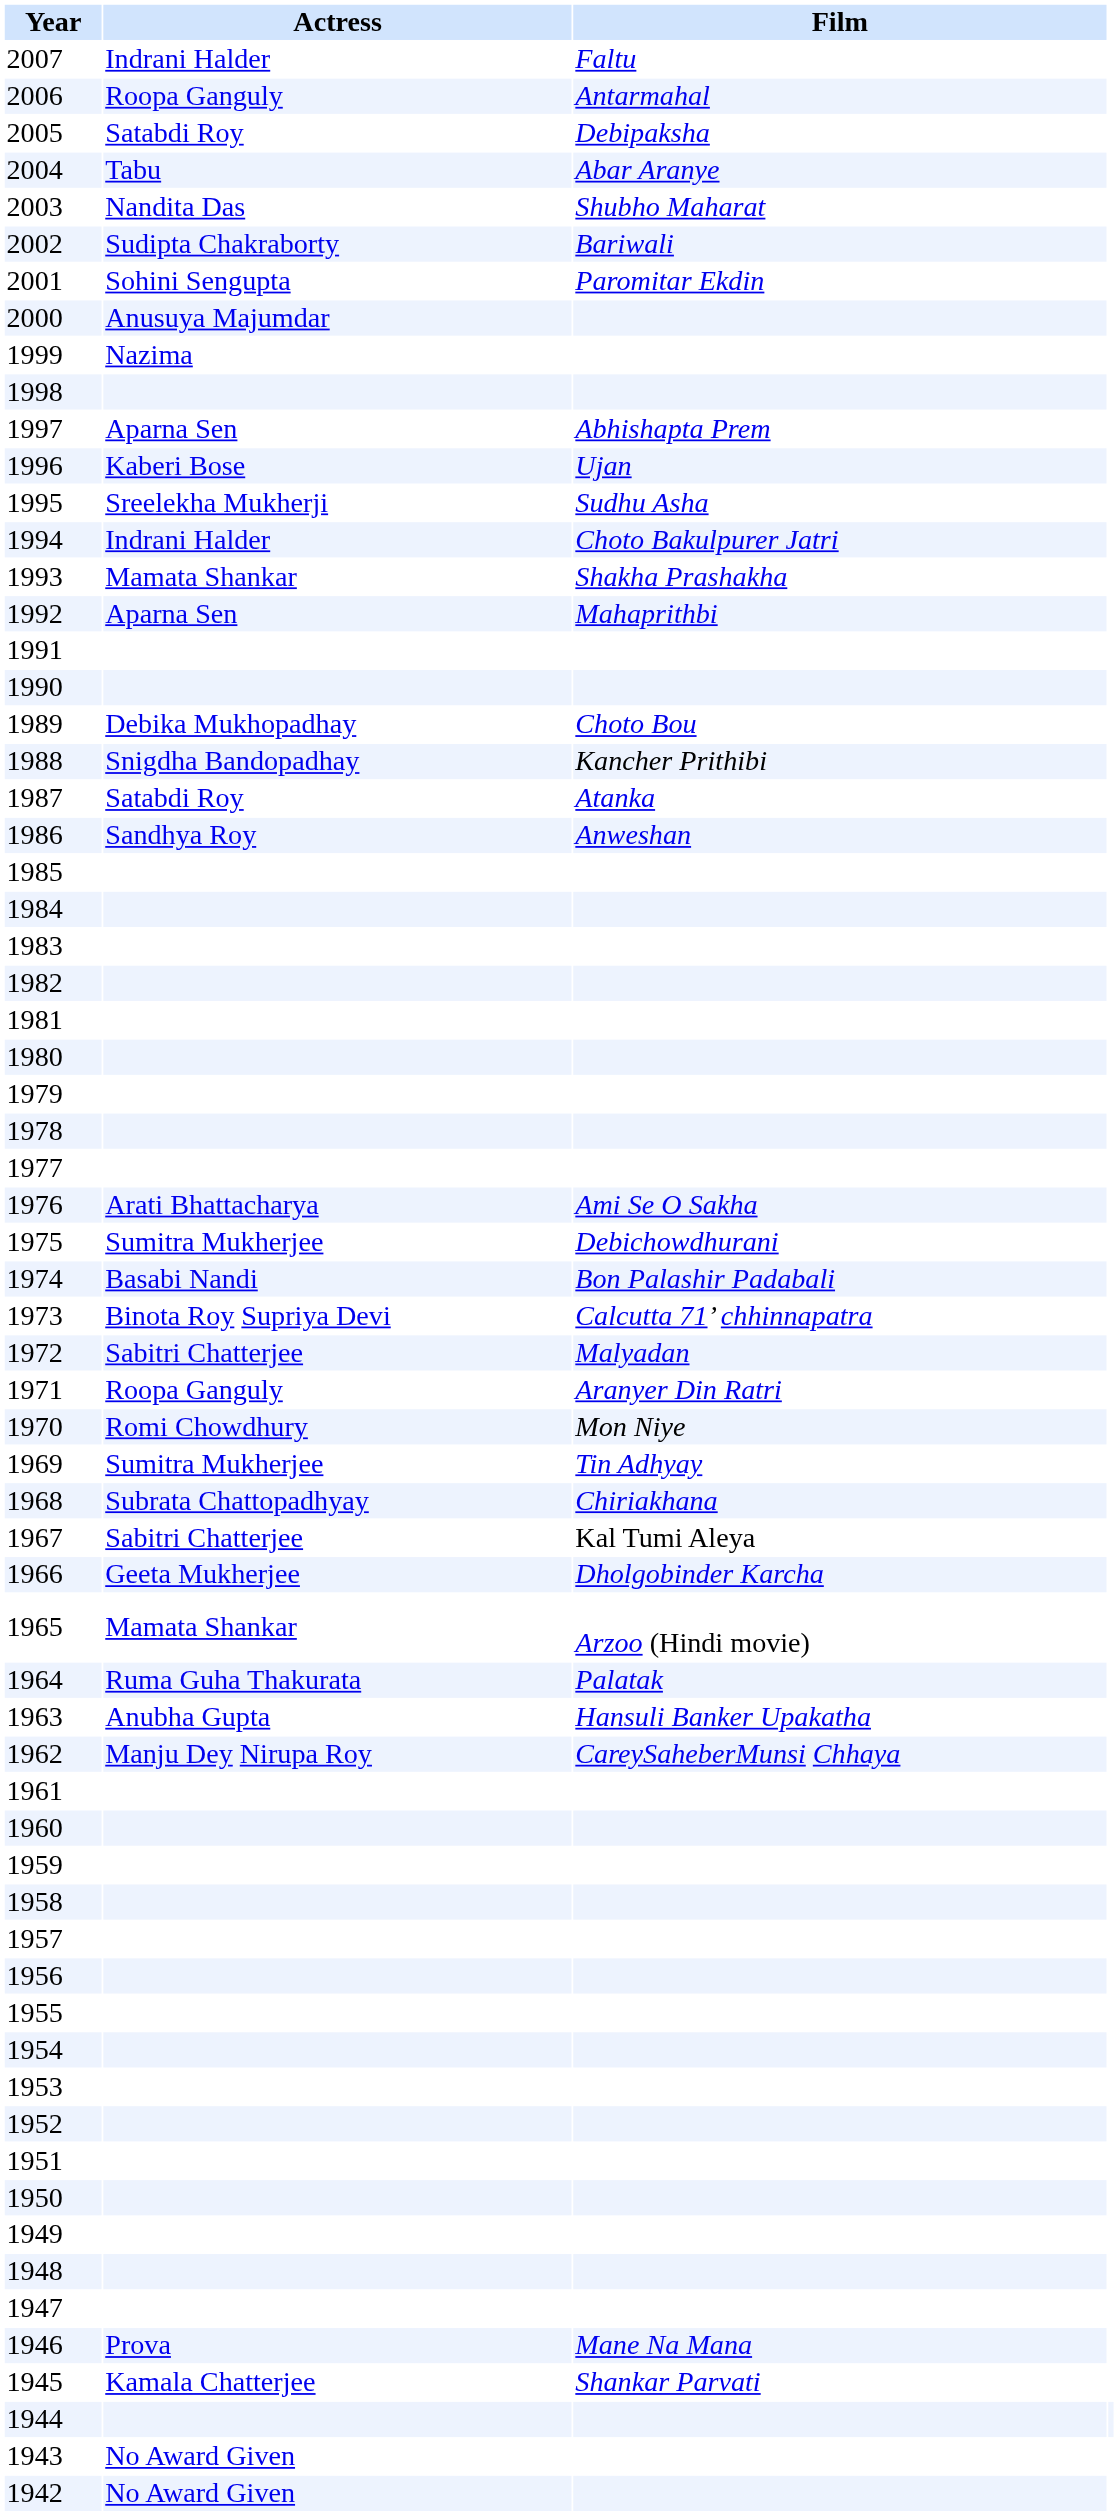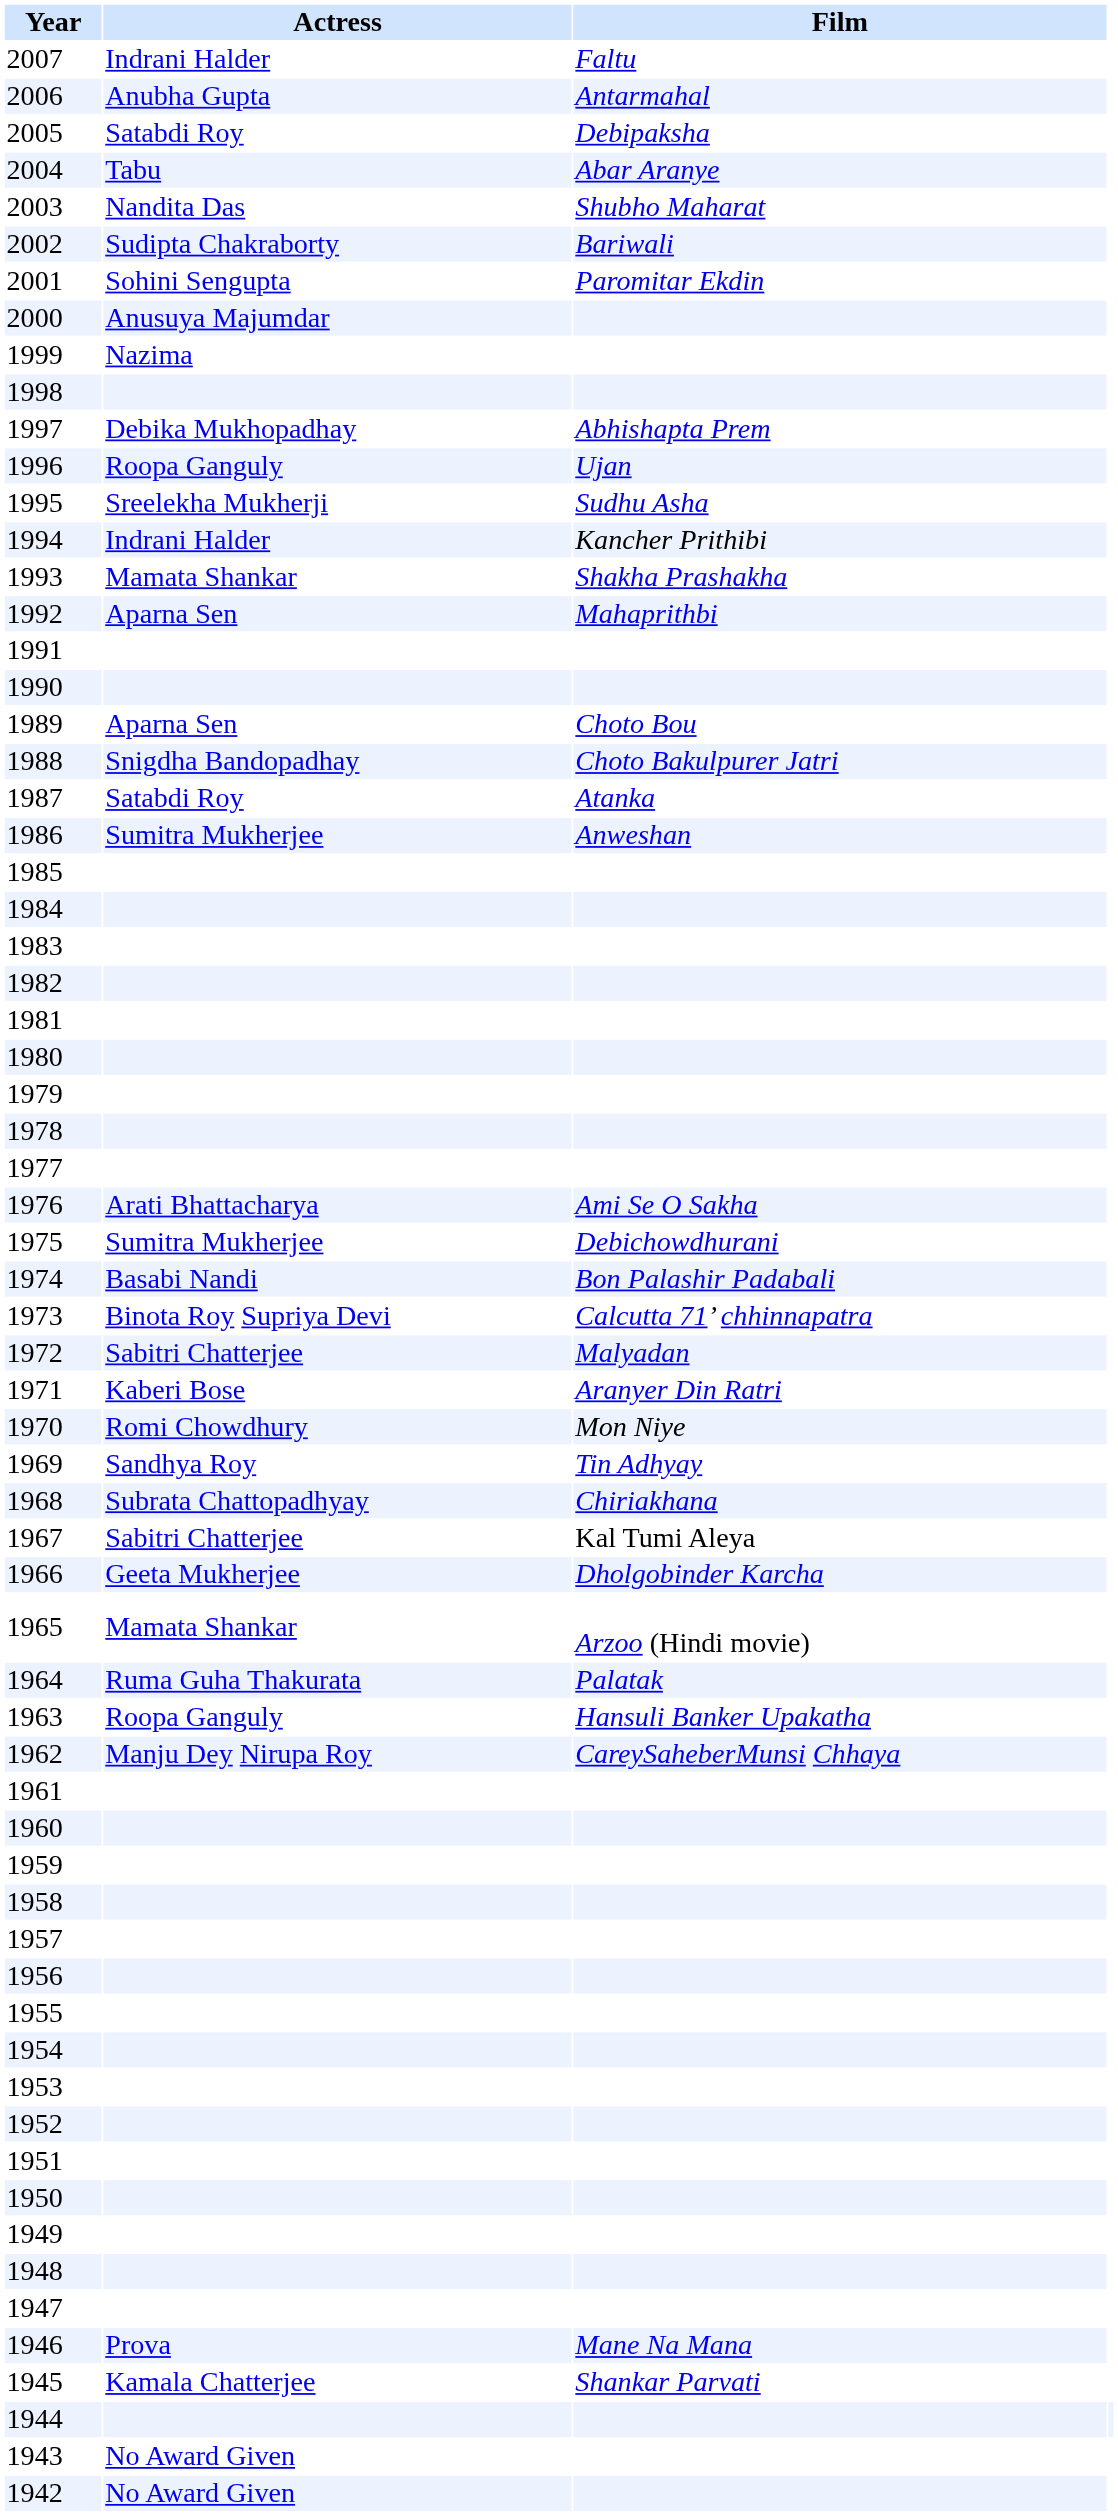(194, 95) Roopa Ganguly -> (188, 95) Anubha Gupta
(171, 428) Aparna Sen -> (231, 428) Debika Mukhopadhay
(175, 465) Kaberi Bose -> (194, 465) Roopa Ganguly
(707, 539) Choto Bakulpurer Jatri -> (671, 539) Kancher Prithibi
(231, 724) Debika Mukhopadhay -> (171, 724) Aparna Sen
(671, 761) Kancher Prithibi -> (707, 761) Choto Bakulpurer Jatri
(181, 835) Sandhya Roy -> (214, 835) Sumitra Mukherjee
(194, 1389) Roopa Ganguly -> (175, 1389) Kaberi Bose
(214, 1463) Sumitra Mukherjee -> (181, 1463) Sandhya Roy
(188, 1716) Anubha Gupta -> (194, 1716) Roopa Ganguly
